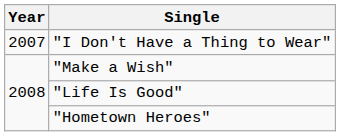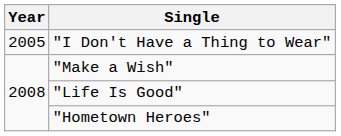(27, 42) 2007 -> (27, 42) 2005
